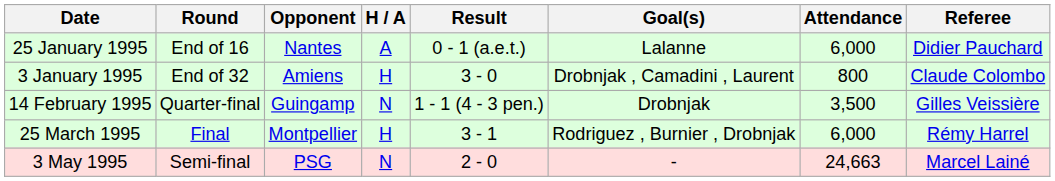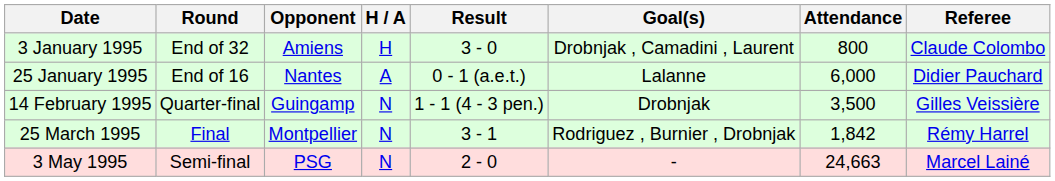rows swapped: (80, 76) <-> (80, 47)
(386, 133) H -> (386, 133) N
(853, 133) 6,000 -> (853, 133) 1,842
